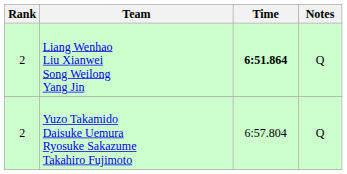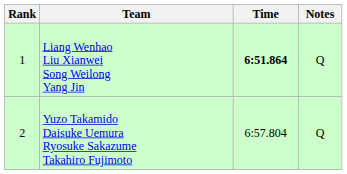(22, 60) 2 -> (22, 60) 1
